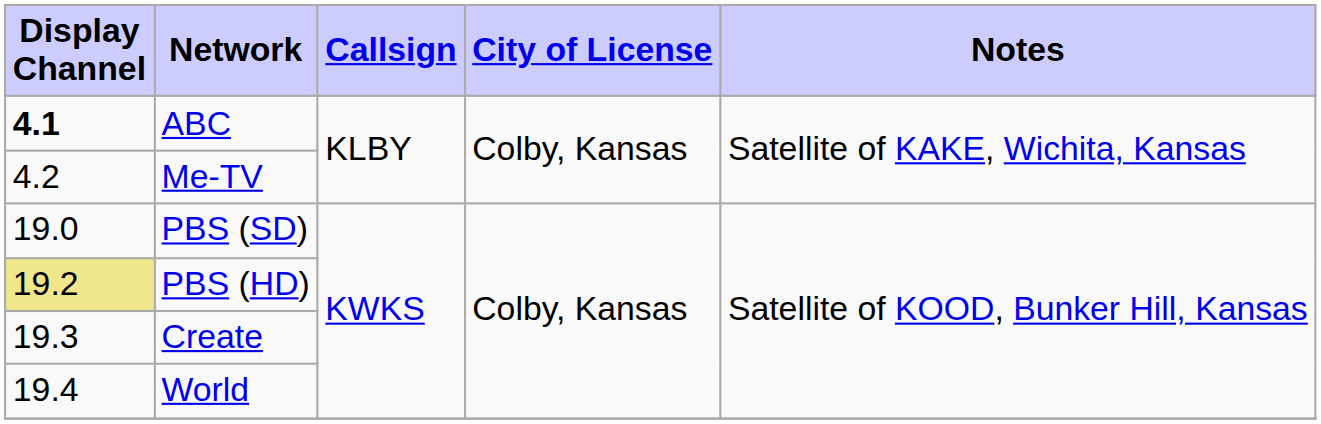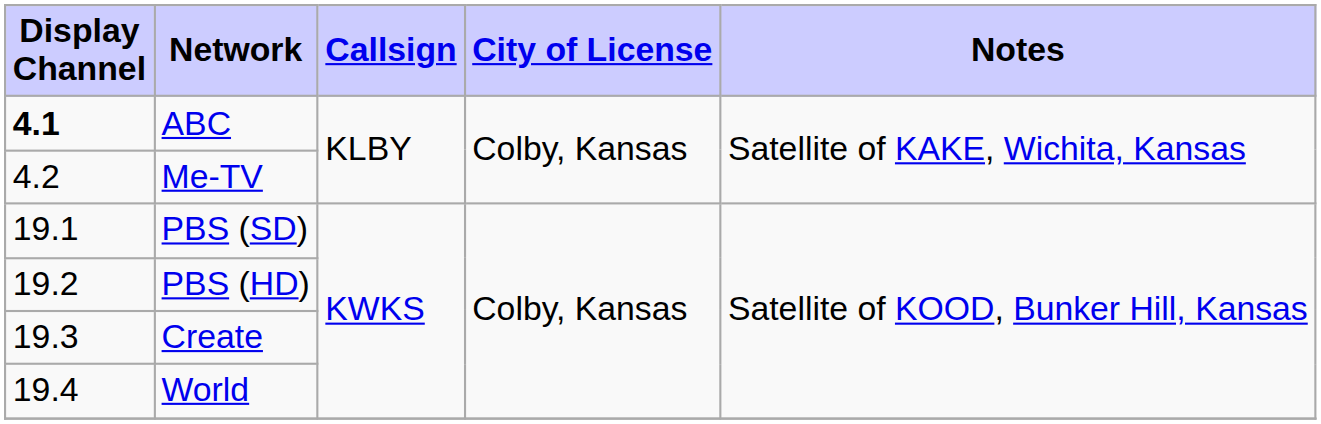(46, 229) 19.0 -> (46, 229) 19.1
(46, 283) khaki background -> (46, 283) no background
